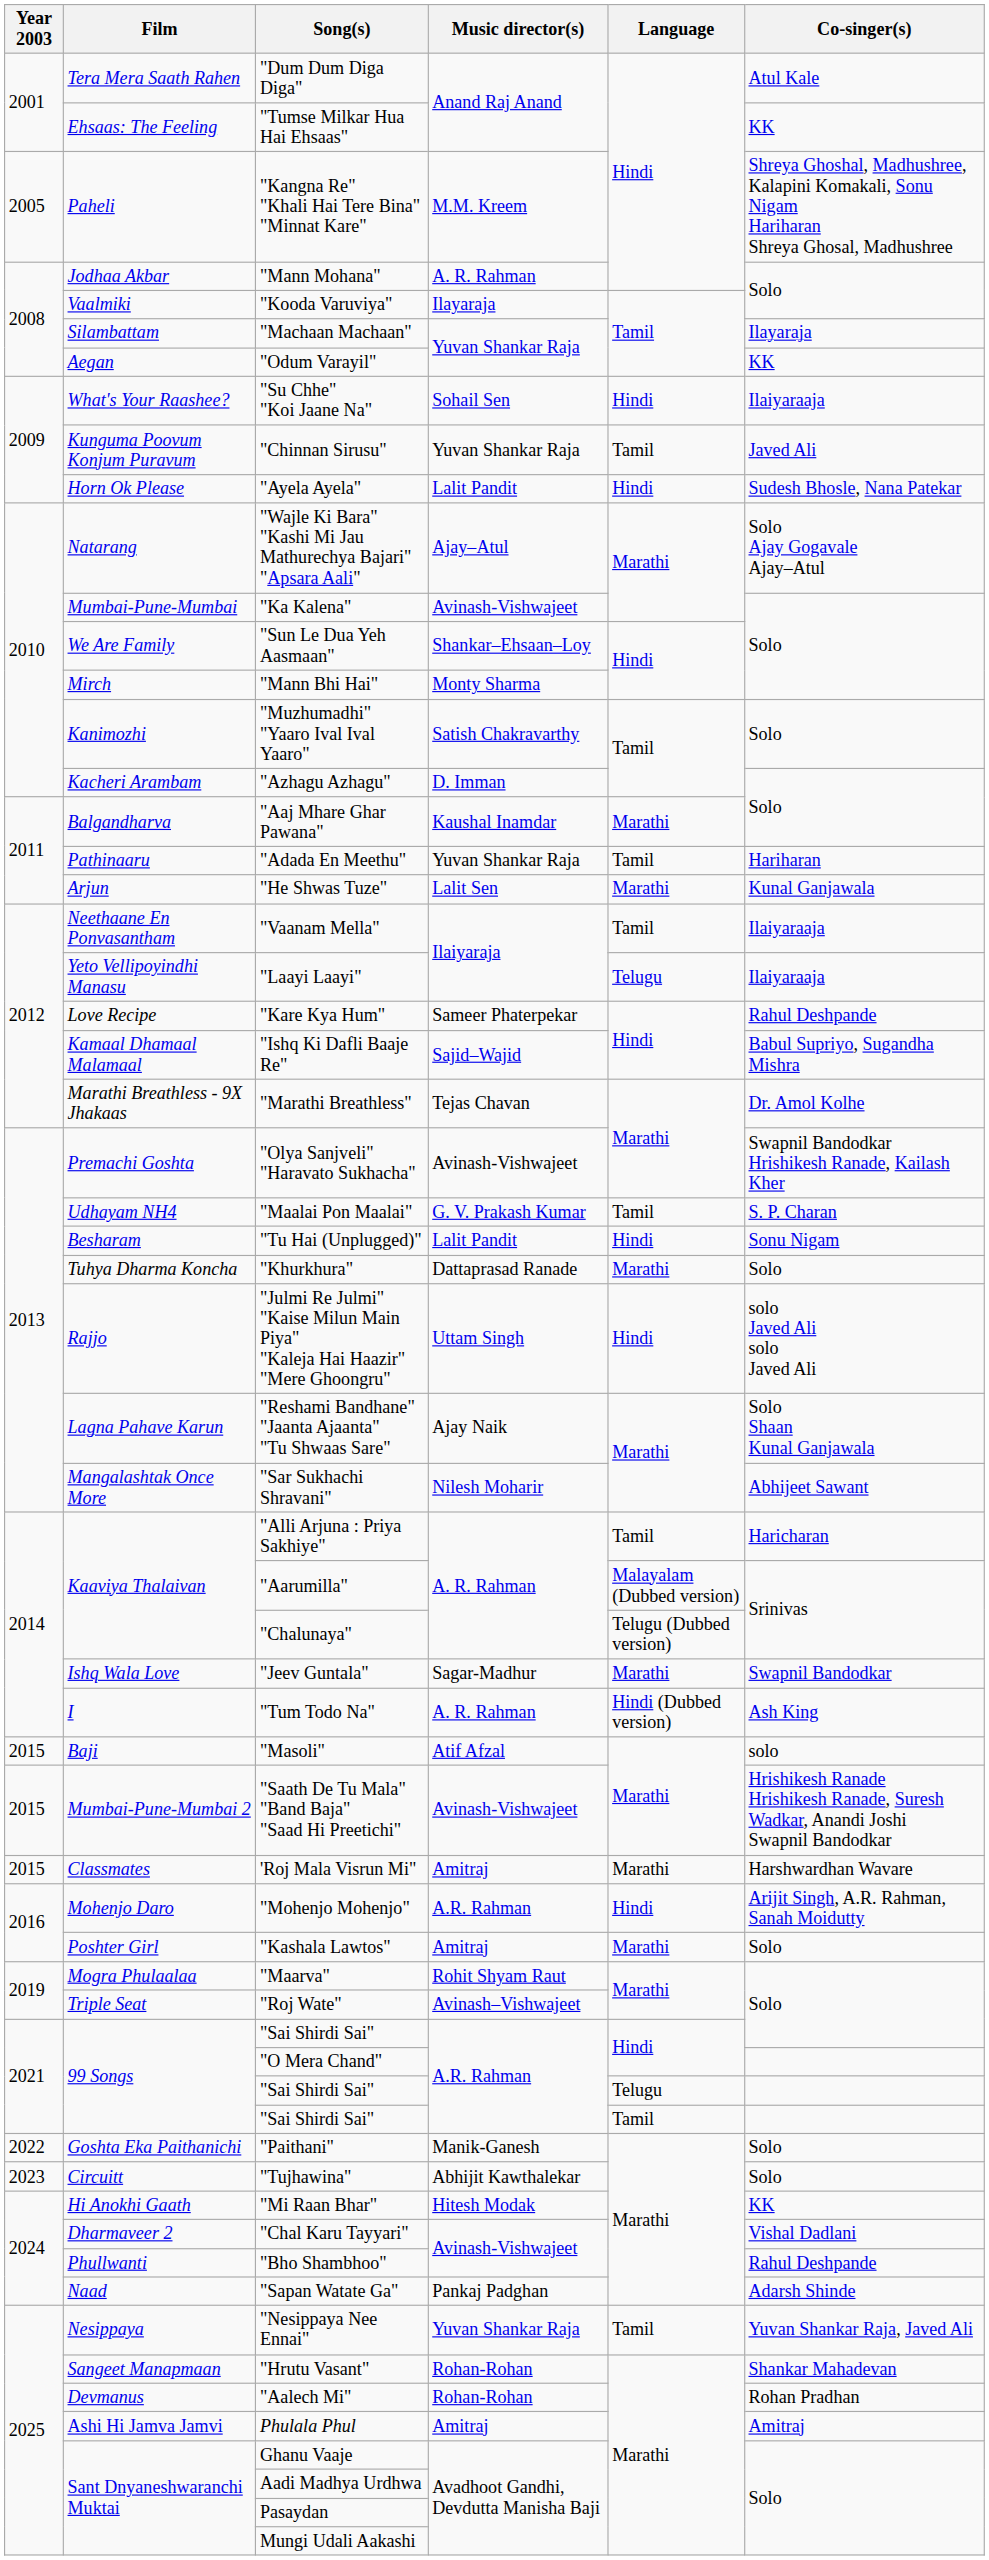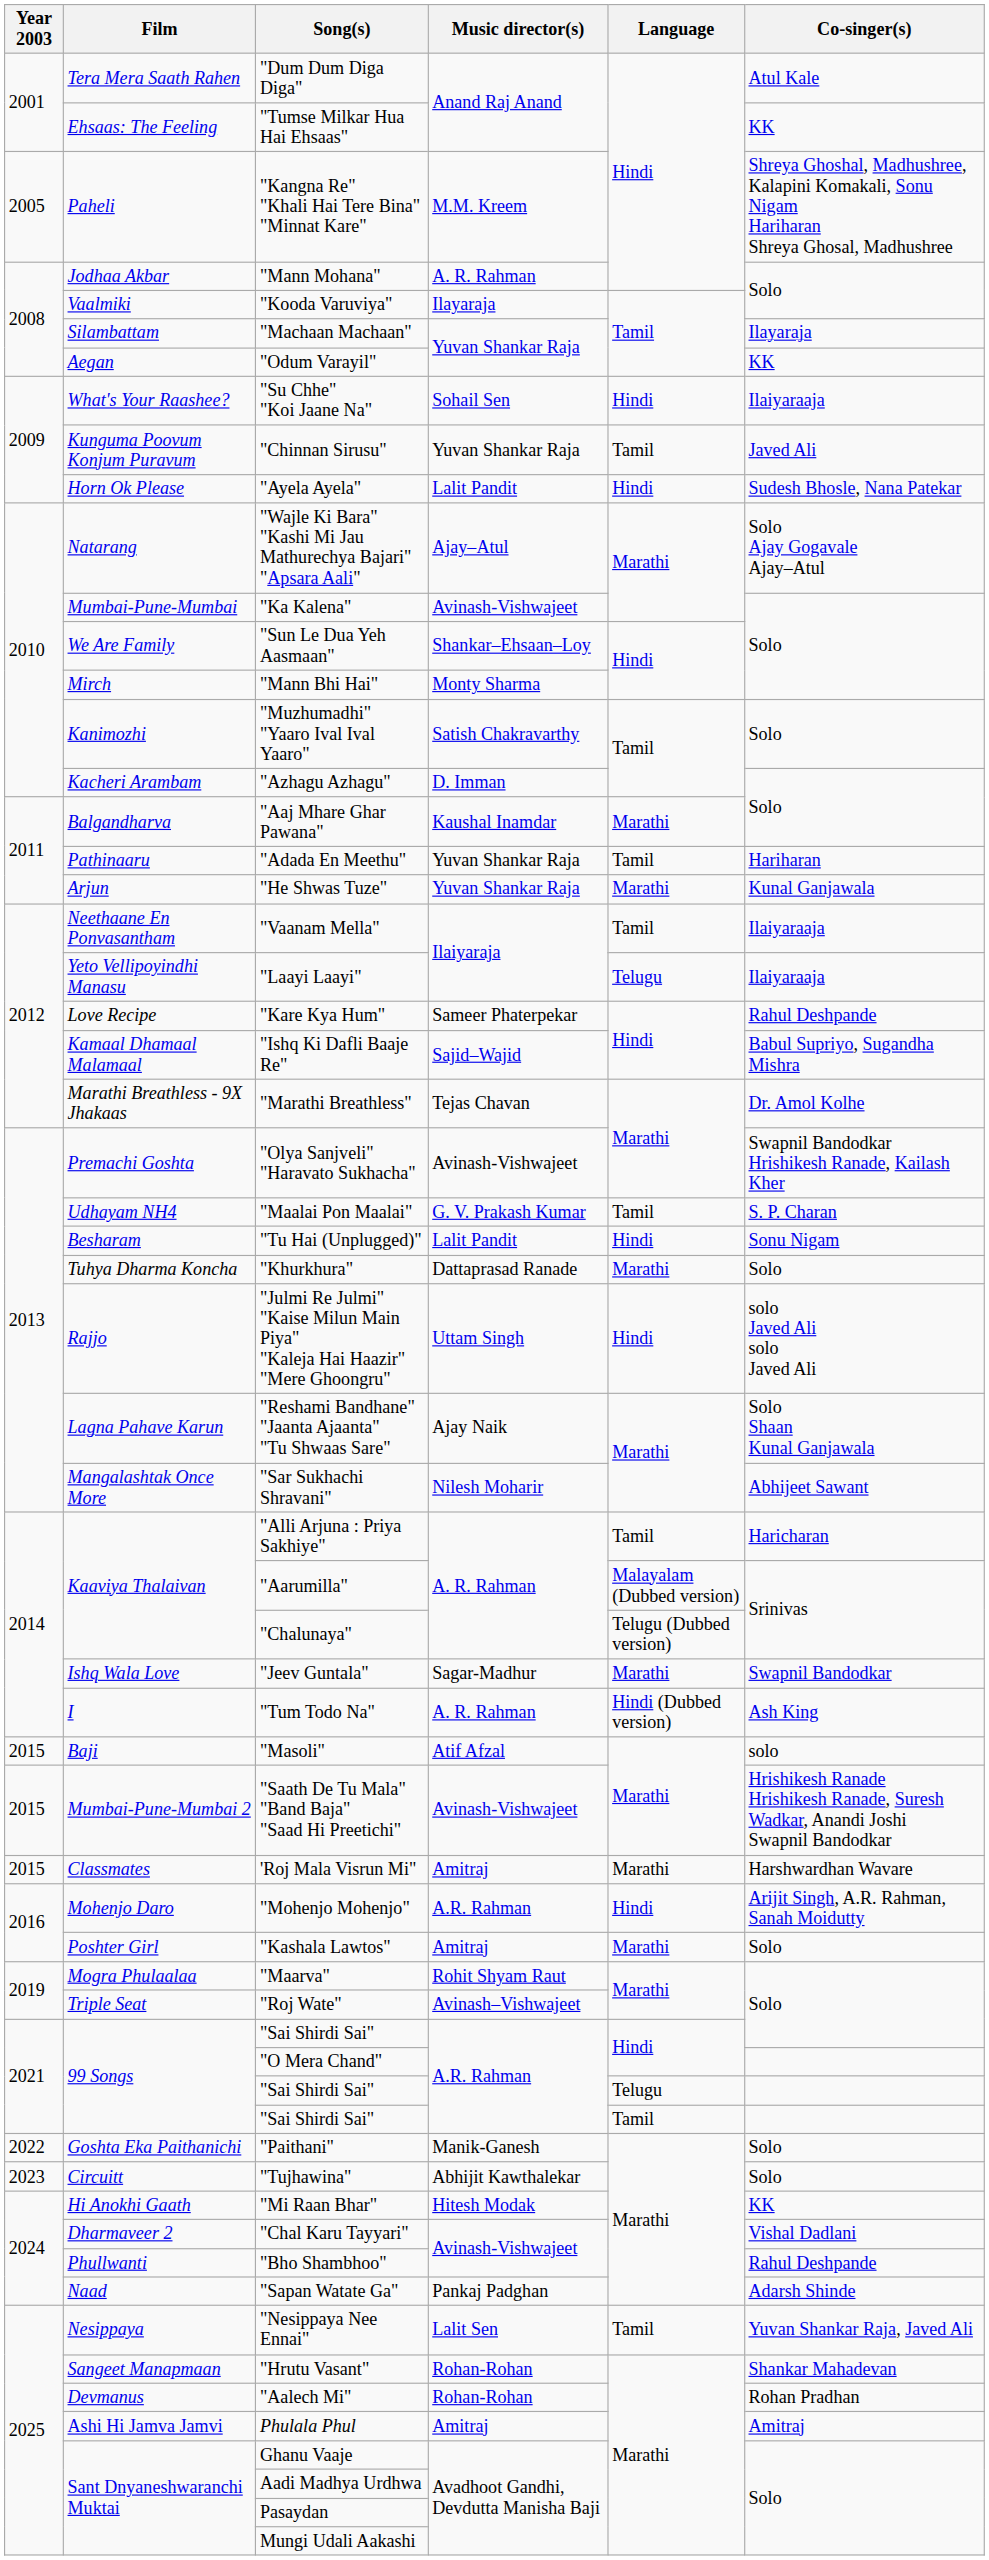(465, 889) Lalit Sen -> (506, 889) Yuvan Shankar Raja
(506, 2329) Yuvan Shankar Raja -> (465, 2329) Lalit Sen
